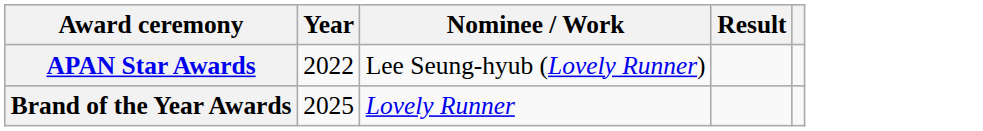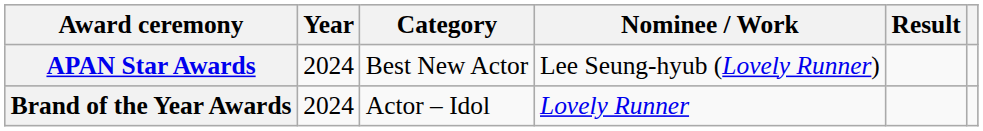+ column: (447, 24)
(329, 65) 2022 -> (329, 65) 2024
(329, 105) 2025 -> (329, 105) 2024
